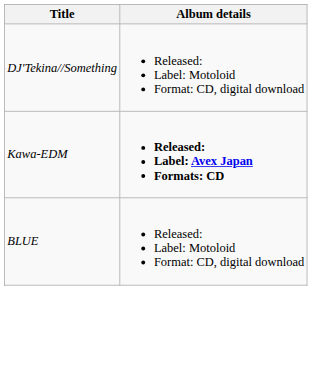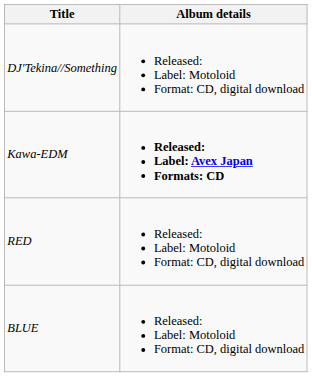+ row: (19, 241)
